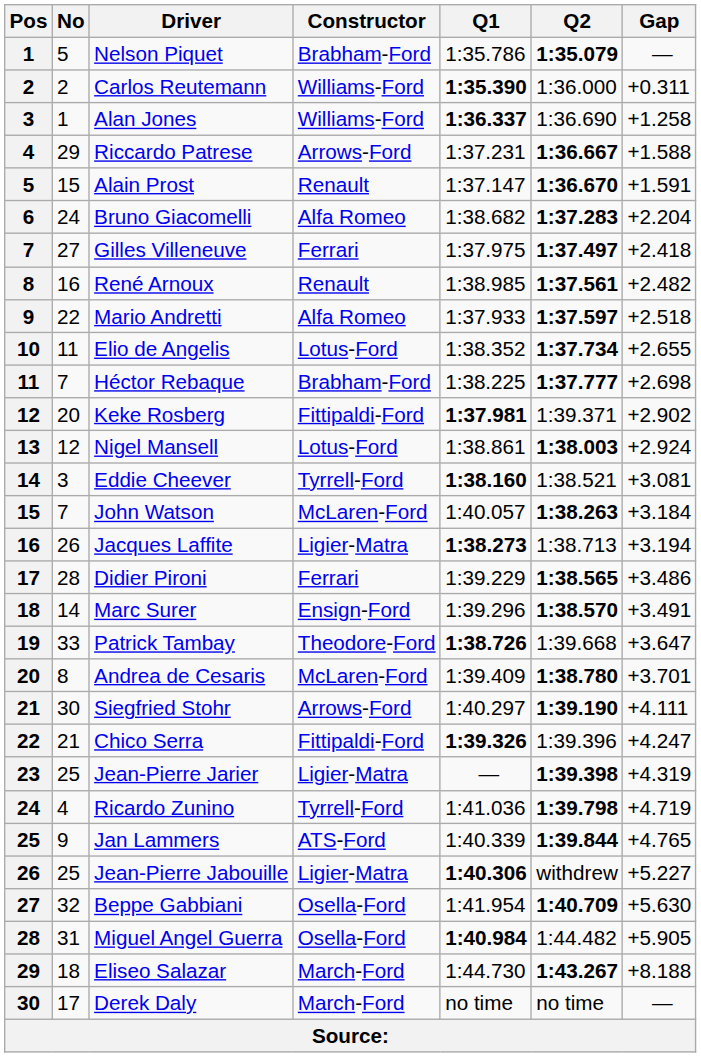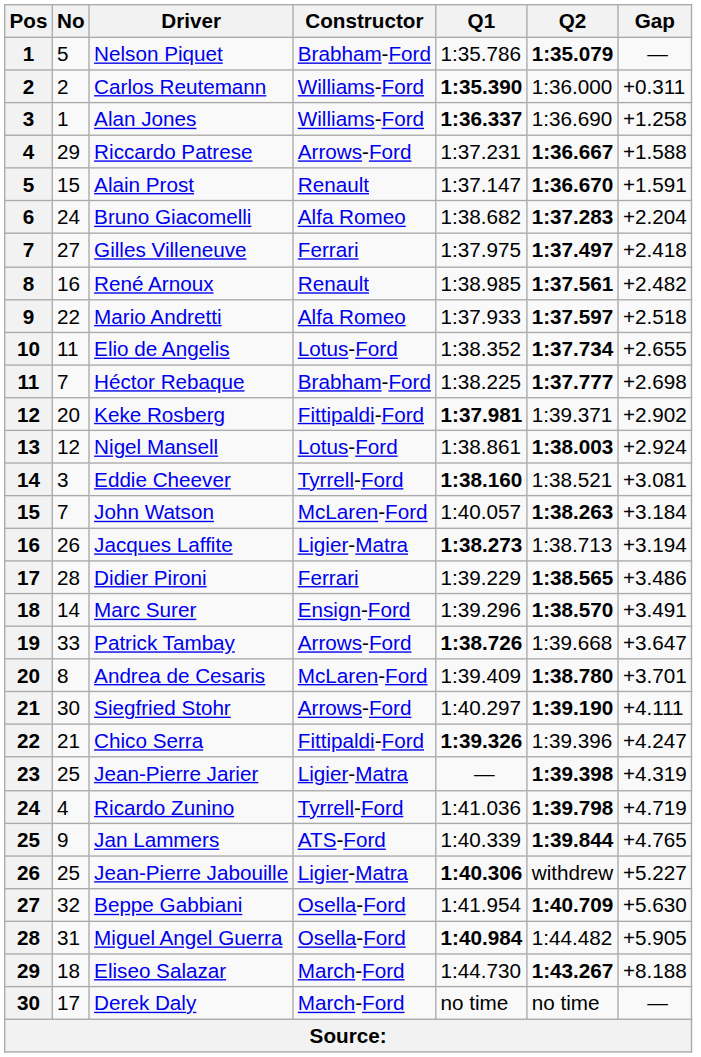(367, 643) Theodore-Ford -> (355, 643) Arrows-Ford
